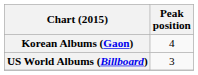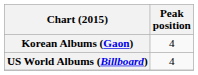(172, 61) 3 -> (172, 61) 4
